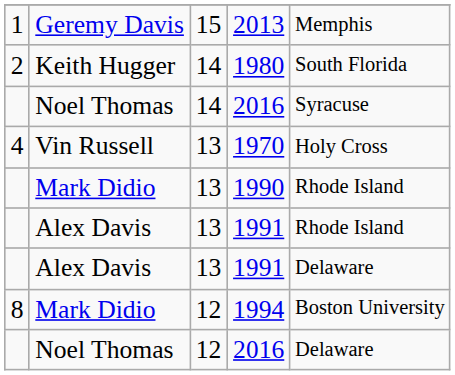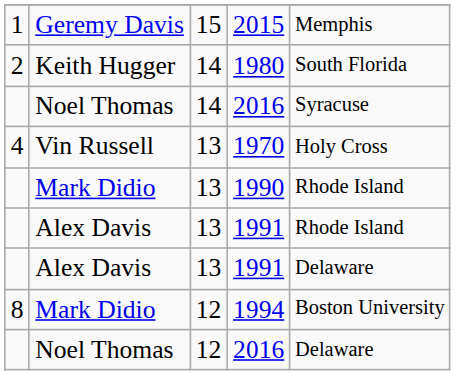(259, 24) 2013 -> (259, 24) 2015
